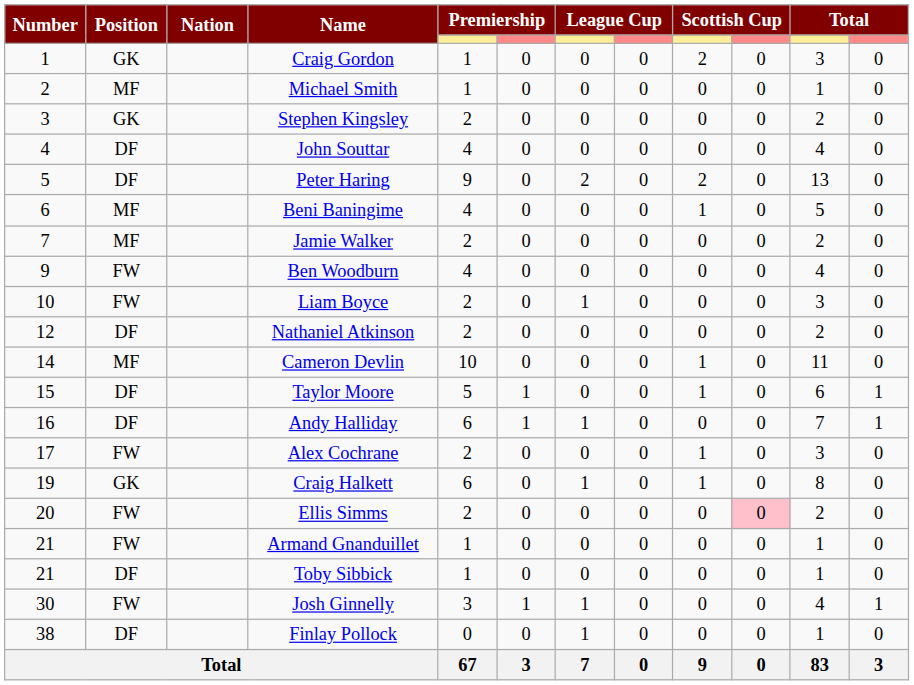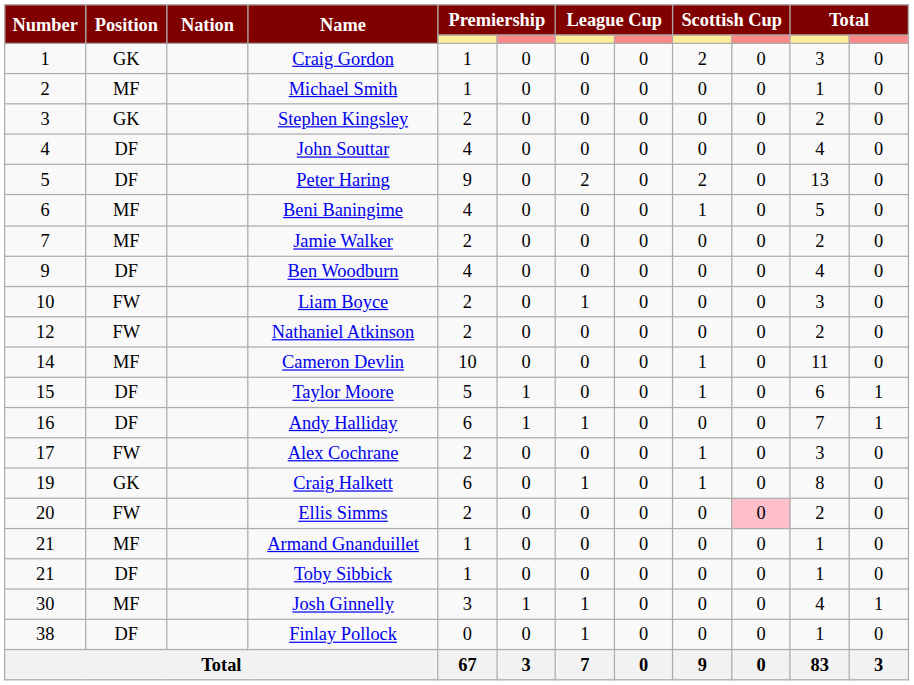(126, 271) FW -> (126, 271) DF
(126, 331) DF -> (126, 331) FW
(126, 543) FW -> (126, 543) MF
(126, 604) FW -> (126, 604) MF
